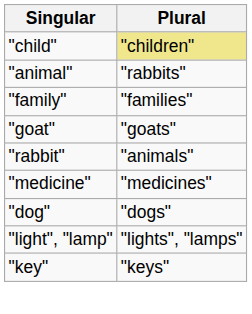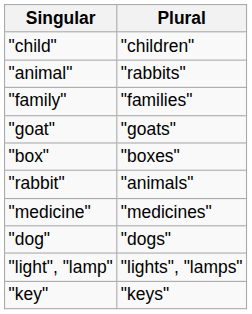(158, 45) khaki background -> (158, 45) no background
+ row: (29, 156)
